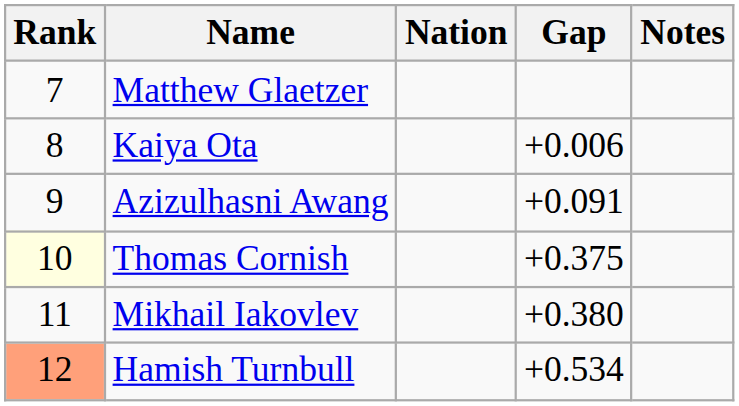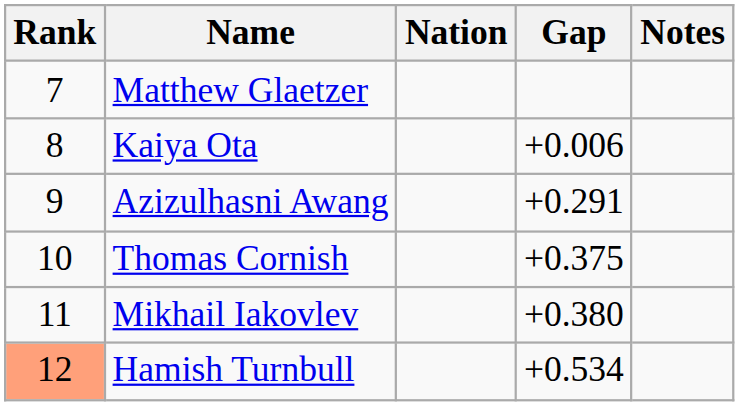(574, 201) +0.091 -> (574, 201) +0.291
(55, 257) lightyellow background -> (55, 257) no background
